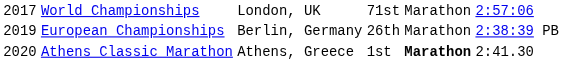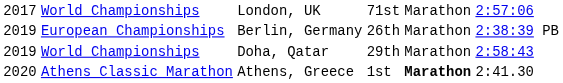+ row: (120, 52)
